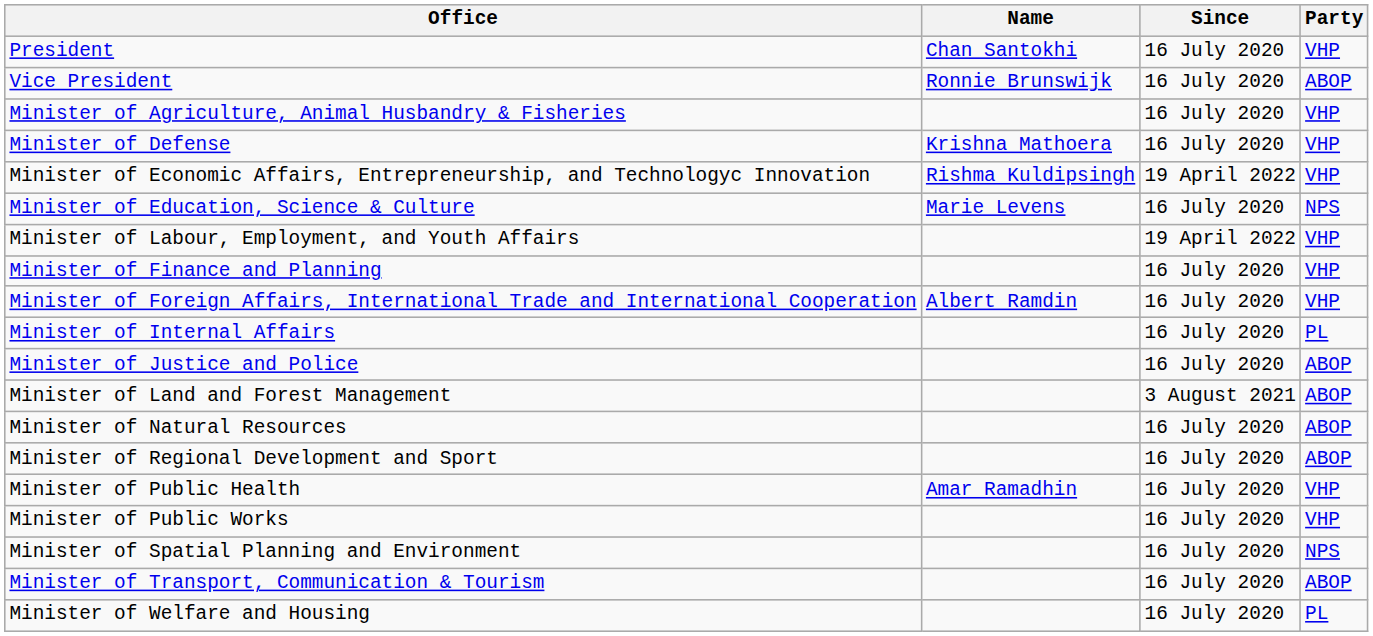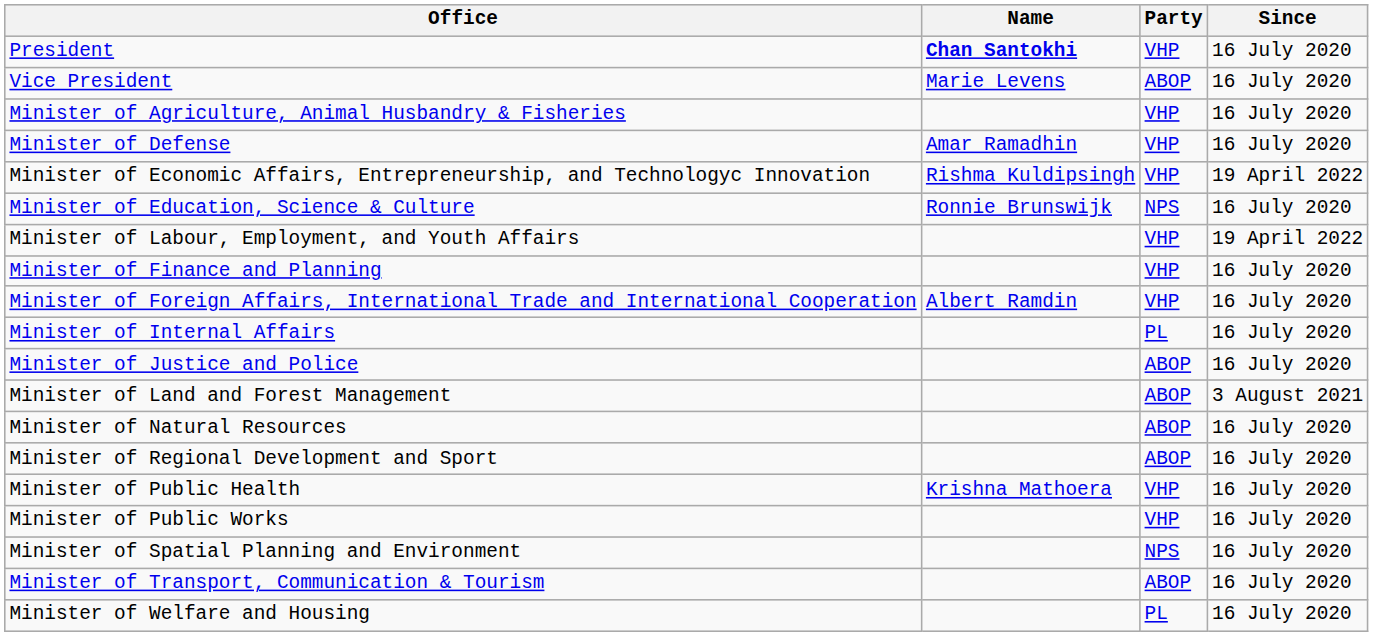columns swapped: (1334, 21) <-> (1220, 21)
(1002, 52) normal -> (1002, 52) bold
(1019, 83) Ronnie Brunswijk -> (996, 83) Marie Levens
(1019, 146) Krishna Mathoera -> (1002, 146) Amar Ramadhin
(996, 209) Marie Levens -> (1019, 209) Ronnie Brunswijk
(1002, 490) Amar Ramadhin -> (1019, 490) Krishna Mathoera
